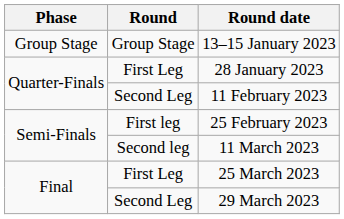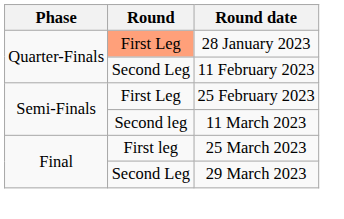- row: (269, 43)
(153, 69) no background -> (151, 43) lightsalmon background
(153, 122) First leg -> (151, 95) First Leg
(153, 174) First Leg -> (151, 148) First leg
